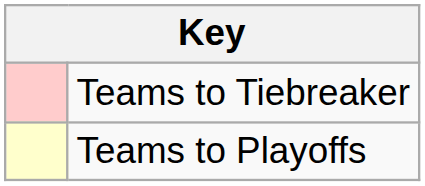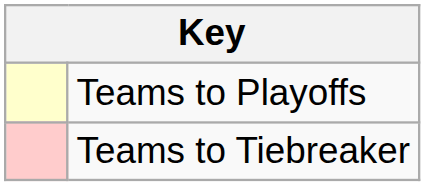rows swapped: (221, 150) <-> (243, 92)
